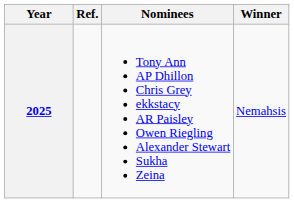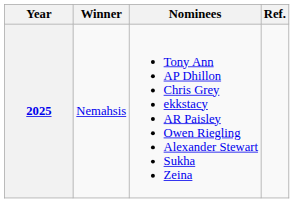columns swapped: (261, 14) <-> (87, 14)
